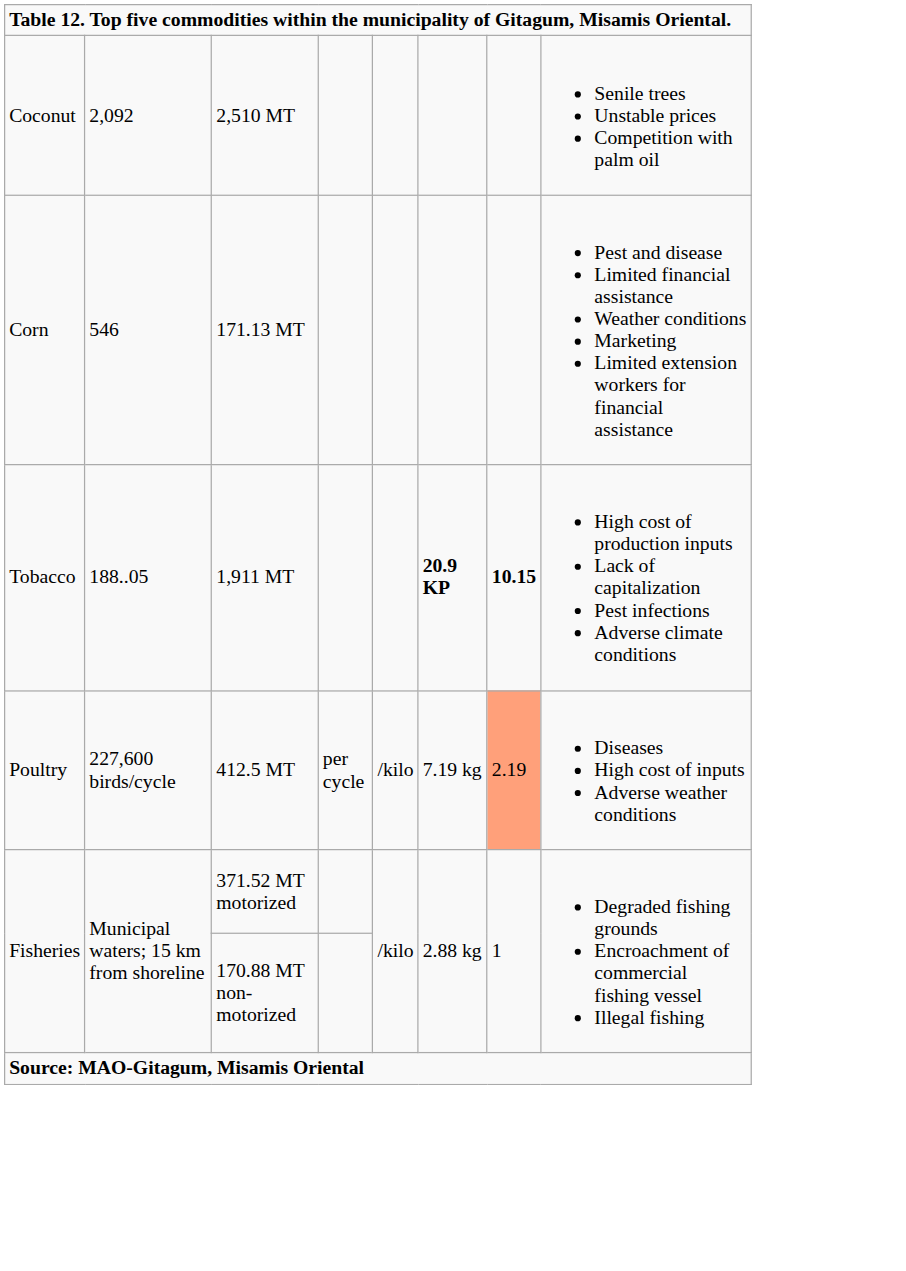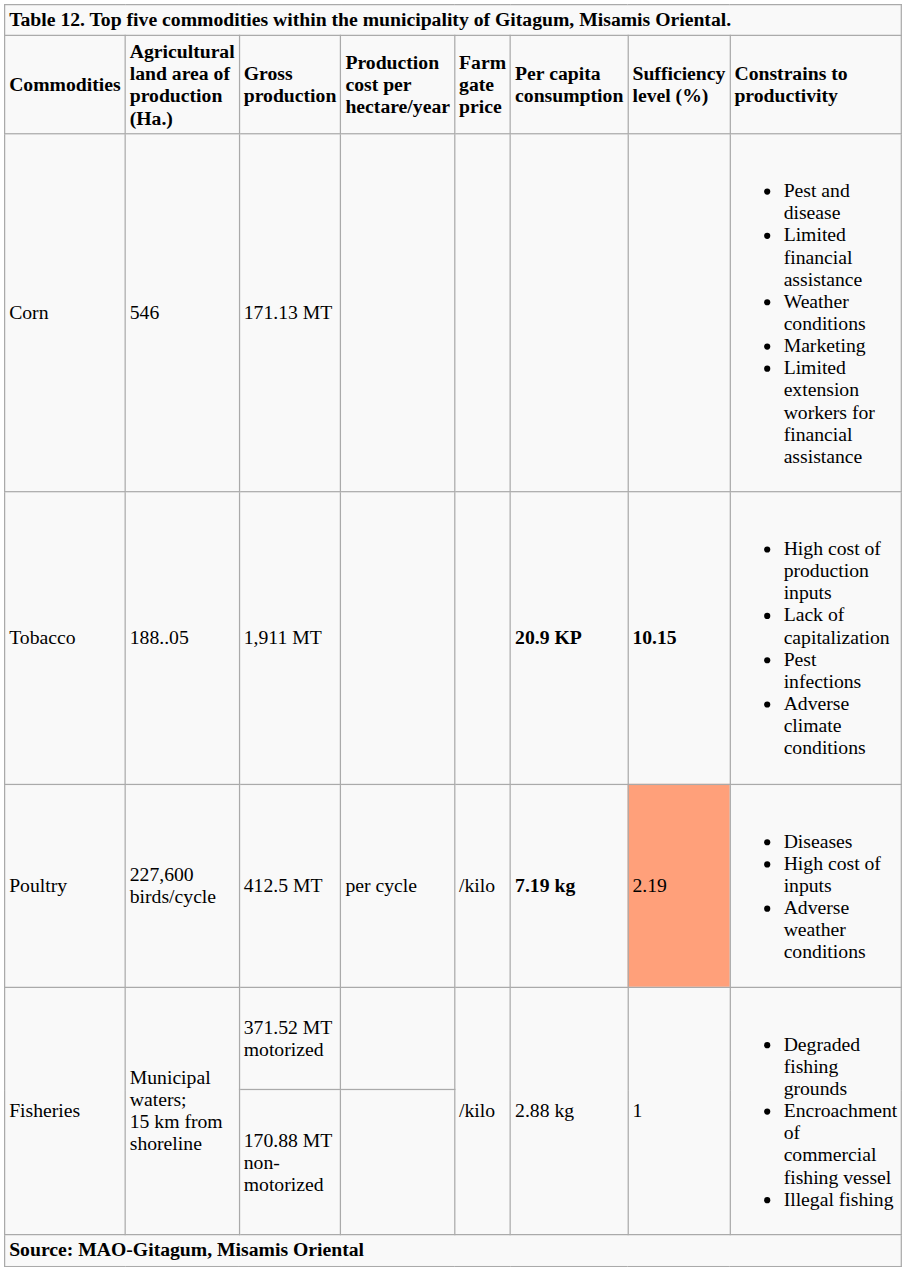+ row: (290, 84)
- row: (256, 115)
(452, 769) normal -> (545, 885) bold
